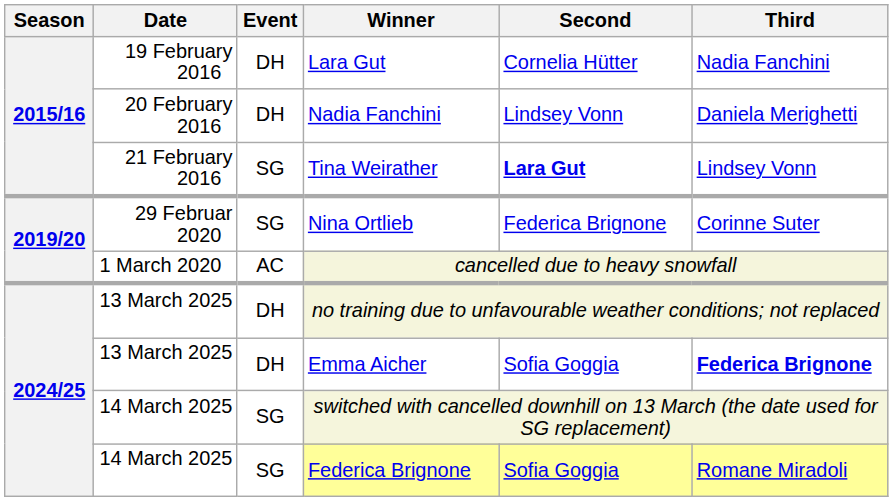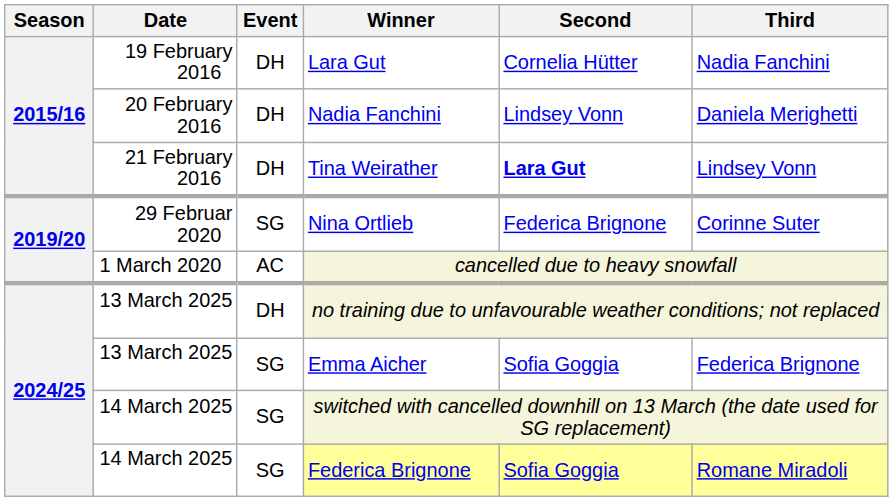(270, 168) SG -> (270, 168) DH
(270, 364) DH -> (270, 364) SG
(784, 364) bold -> (778, 364) normal
